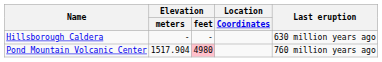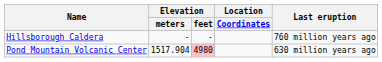(325, 37) 630 million years ago -> (325, 37) 760 million years ago
(325, 50) 760 million years ago -> (325, 50) 630 million years ago
